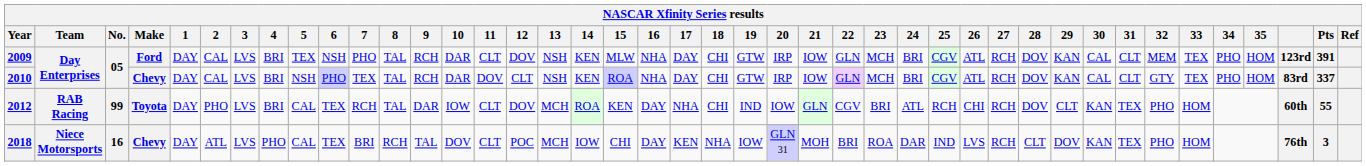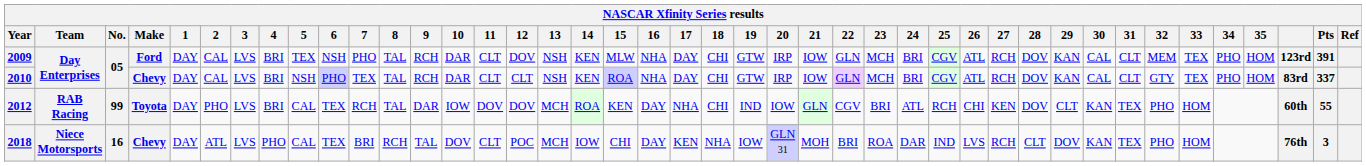(490, 77) DOV -> (490, 77) CLT
(490, 106) CLT -> (490, 106) DOV
(1003, 106) RCH -> (1003, 106) KEN
